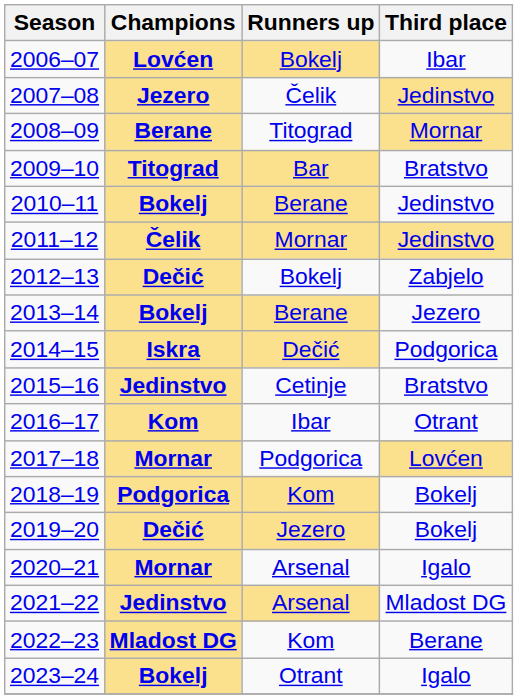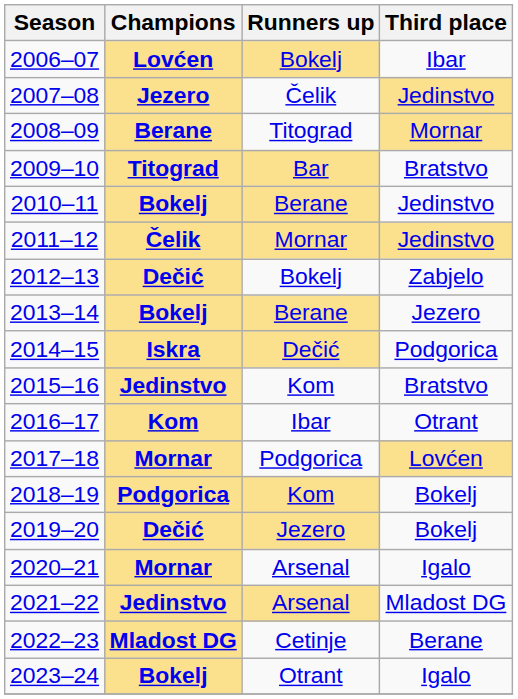(311, 385) Cetinje -> (311, 385) Kom
(311, 639) Kom -> (311, 639) Cetinje
